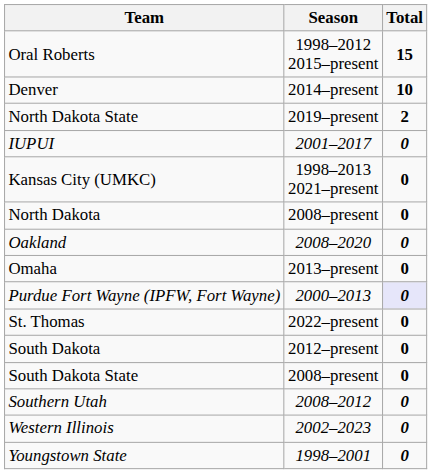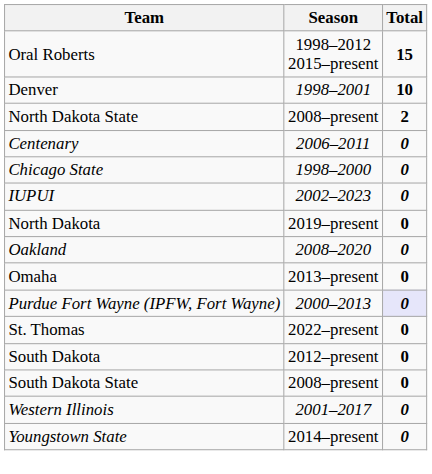(333, 90) 2014–present -> (333, 90) 1998–2001
(333, 116) 2019–present -> (333, 116) 2008–present
+ row: (43, 143)
+ row: (56, 169)
(333, 143) 2001–2017 -> (333, 196) 2002–2023
- row: (82, 179)
(333, 215) 2008–present -> (333, 223) 2019–present
- row: (58, 401)
(333, 428) 2002–2023 -> (333, 409) 2001–2017
(333, 455) 1998–2001 -> (333, 436) 2014–present
